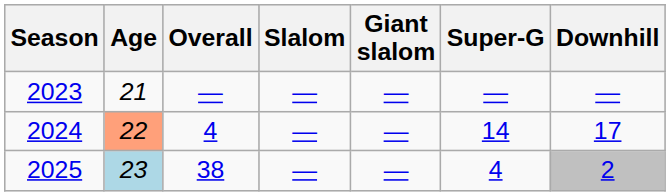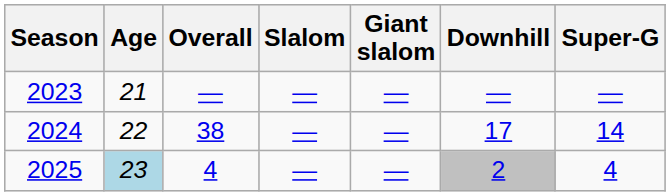columns swapped: (496, 38) <-> (608, 38)
(134, 130) lightsalmon background -> (134, 130) no background
(210, 130) 4 -> (211, 130) 38
(211, 170) 38 -> (210, 170) 4
